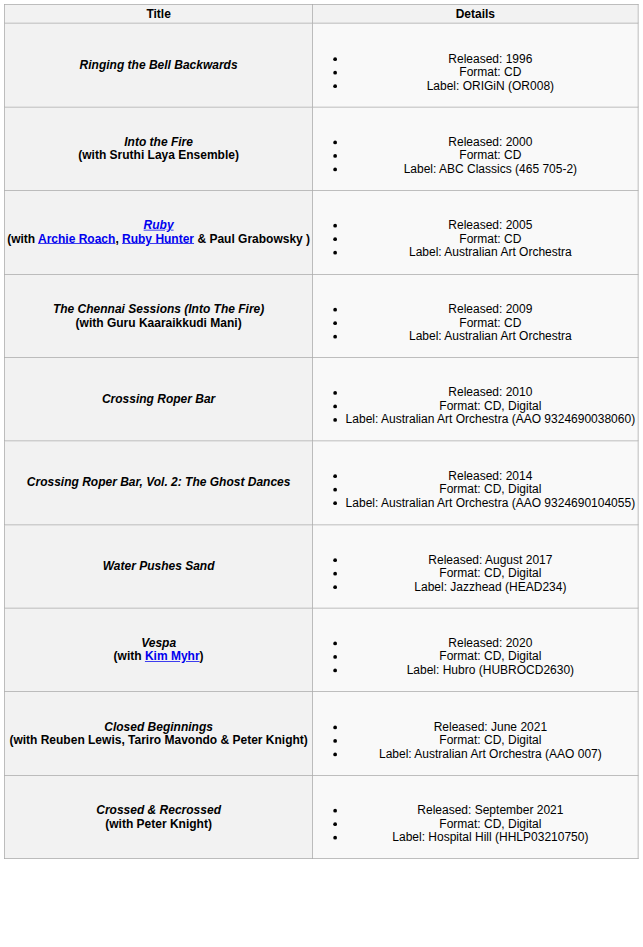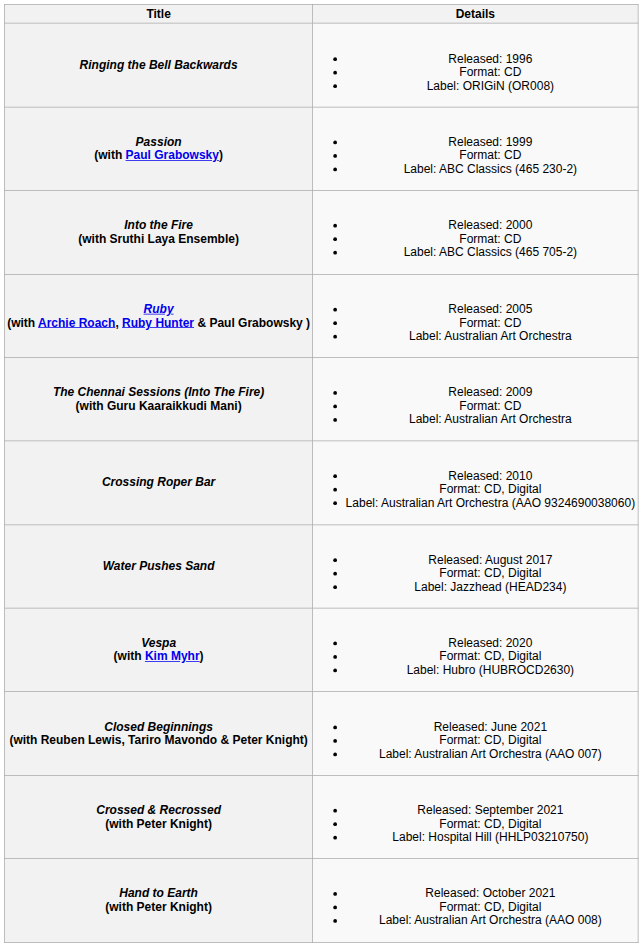+ row: (159, 148)
- row: (159, 482)
+ row: (159, 900)
